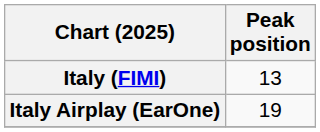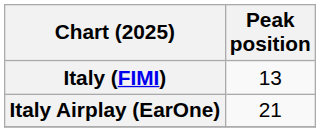(270, 110) 19 -> (270, 110) 21
